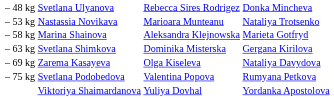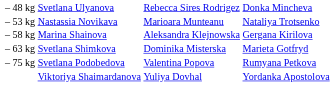(275, 35) Marieta Gotfryd -> (278, 35) Gergana Kirilova
(278, 49) Gergana Kirilova -> (275, 49) Marieta Gotfryd
- row: (20, 63)
